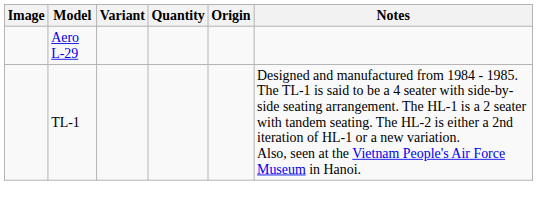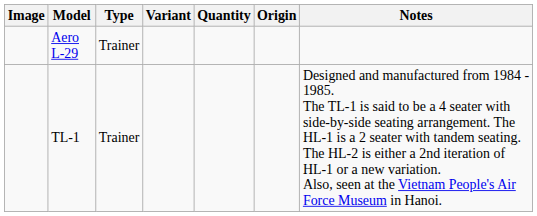+ column: (119, 15)
